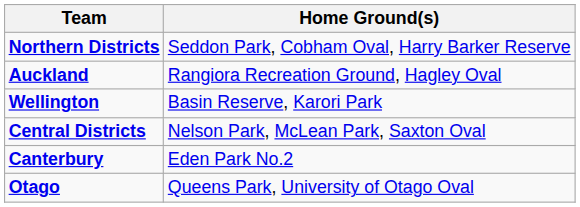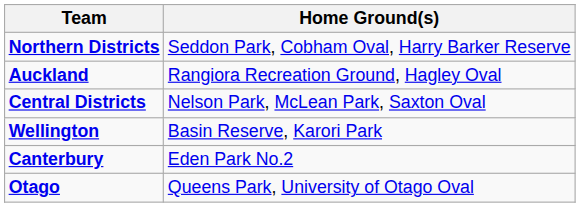rows swapped: (77, 131) <-> (54, 103)
